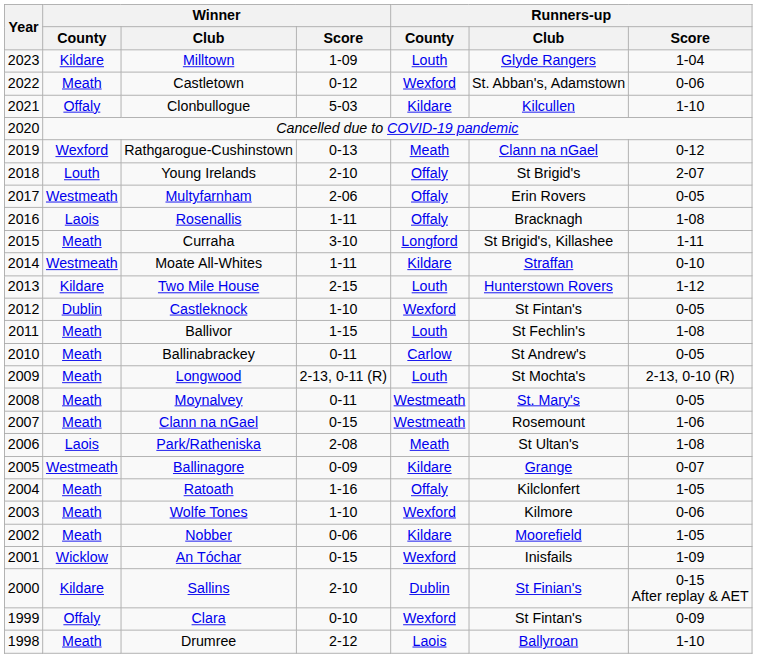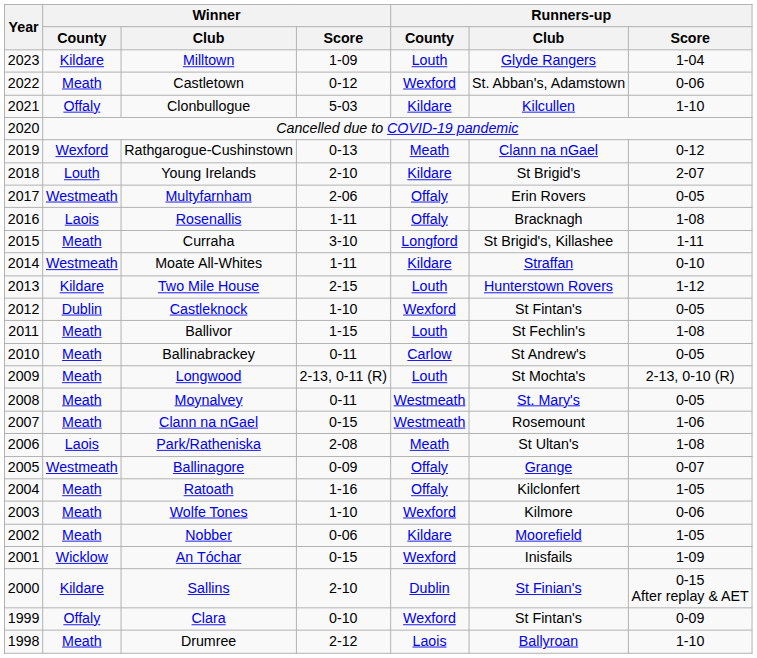(429, 173) Offaly -> (429, 173) Kildare
(429, 467) Kildare -> (429, 467) Offaly
